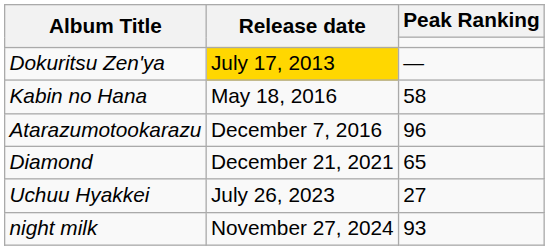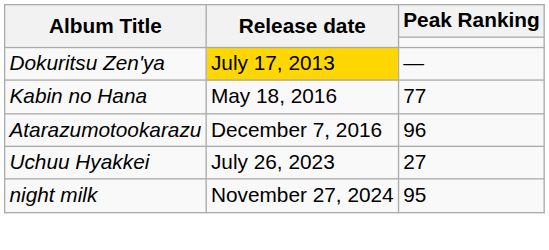(415, 96) 58 -> (415, 96) 77
- row: (51, 162)
(415, 228) 93 -> (415, 195) 95
